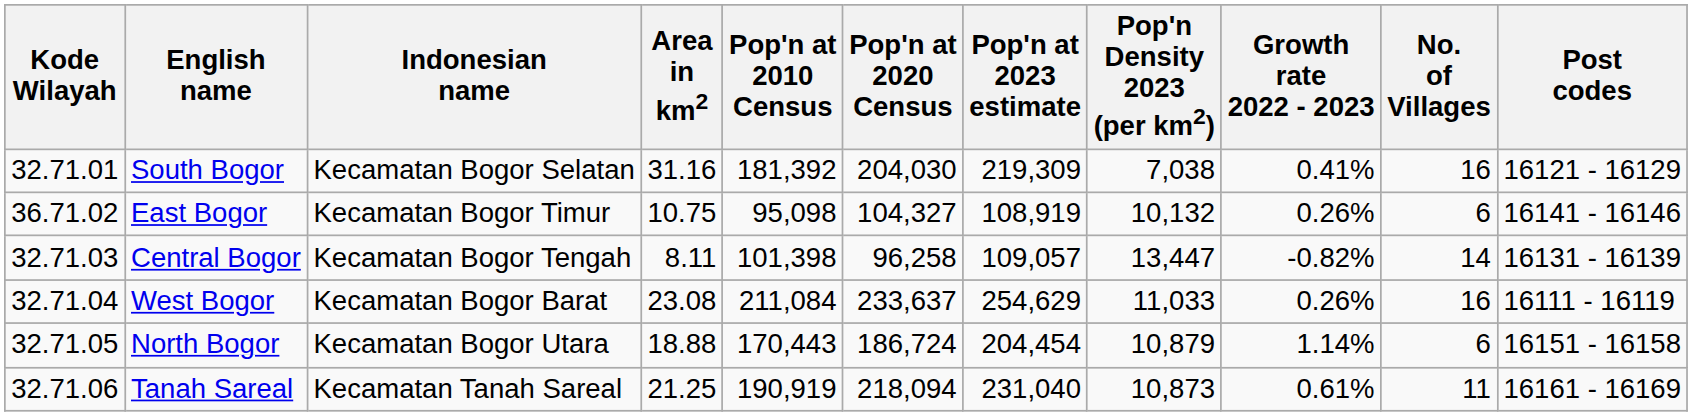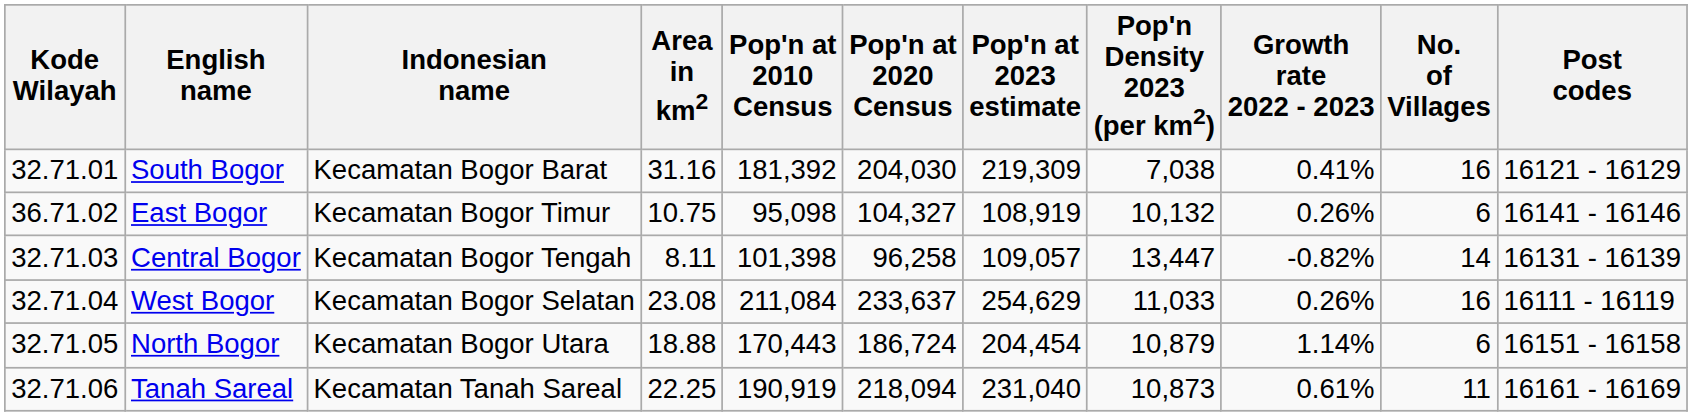(474, 170) Kecamatan Bogor Selatan -> (460, 170) Kecamatan Bogor Barat
(460, 301) Kecamatan Bogor Barat -> (474, 301) Kecamatan Bogor Selatan
(682, 388) 21.25 -> (682, 388) 22.25
